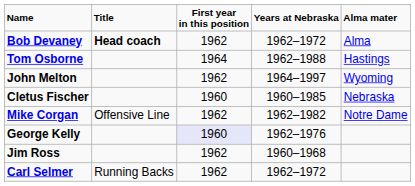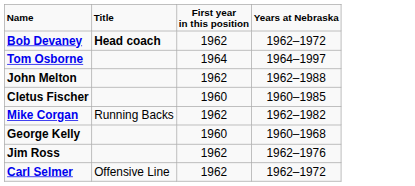- column: (370, 18)
(296, 59) 1962–1988 -> (296, 59) 1964–1997
(296, 78) 1964–1997 -> (296, 78) 1962–1988
(132, 115) Offensive Line -> (134, 115) Running Backs
(214, 134) lavender background -> (214, 134) no background
(296, 134) 1962–1976 -> (296, 134) 1960–1968
(296, 153) 1960–1968 -> (296, 153) 1962–1976
(134, 172) Running Backs -> (132, 172) Offensive Line
